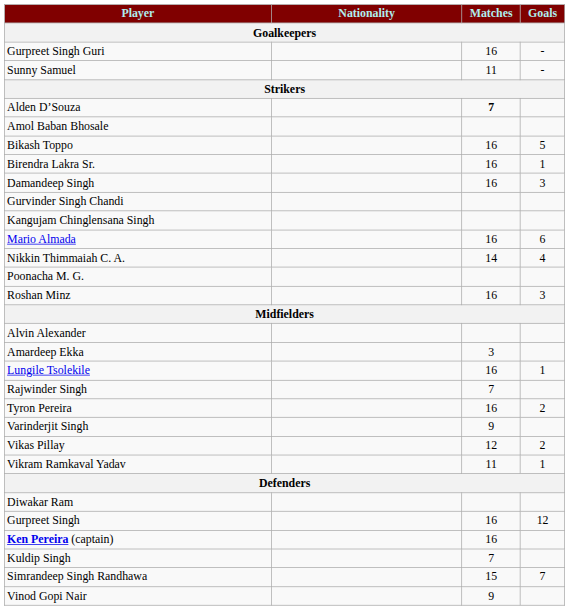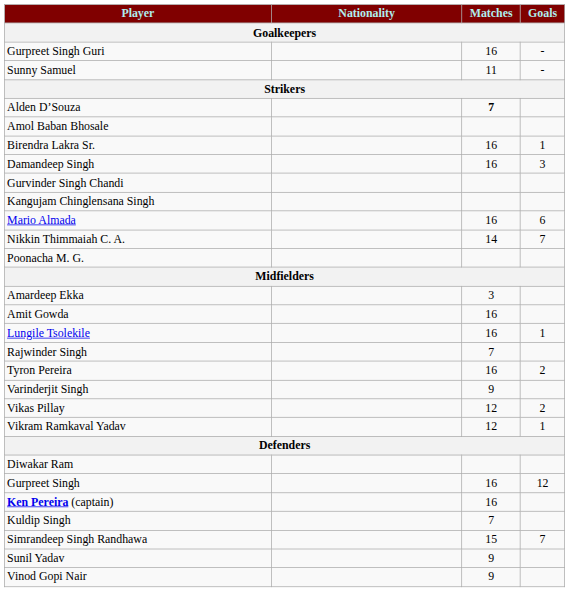- row: (40, 145)
(543, 257) 4 -> (543, 239) 7
- row: (39, 295)
- row: (46, 333)
+ row: (38, 314)
(491, 464) 11 -> (491, 426) 12
+ row: (36, 558)
